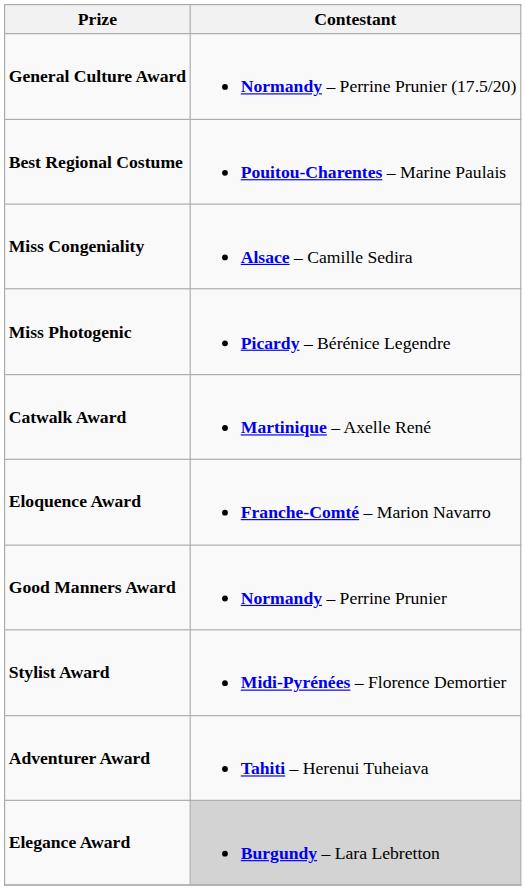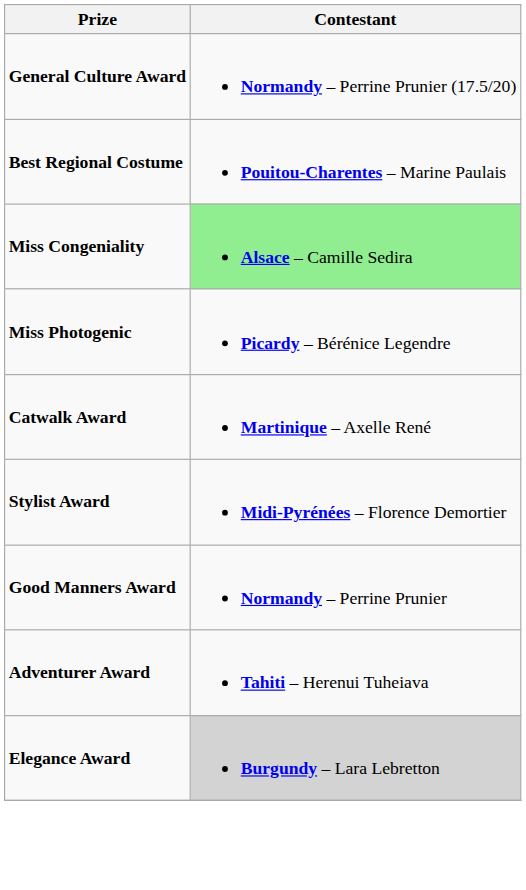(355, 257) no background -> (355, 257) lightgreen background
- row: (75, 502)
rows swapped: (92, 587) <-> (59, 672)
